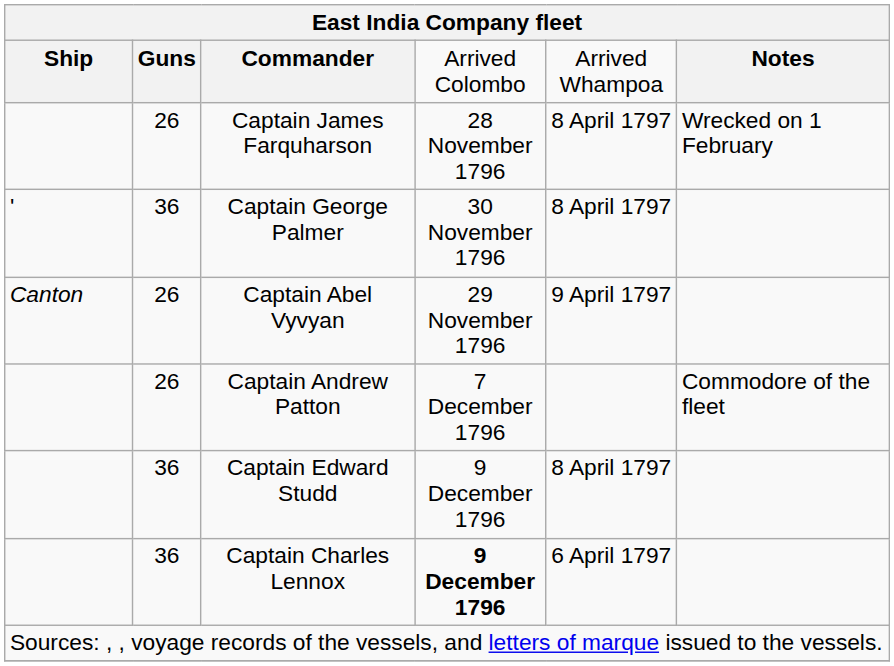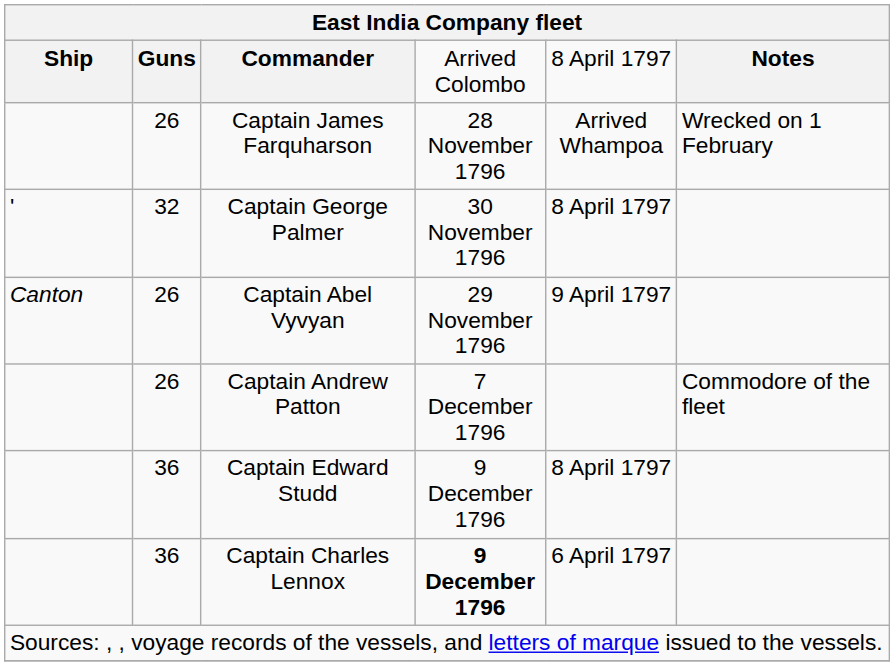(611, 71) Arrived Whampoa -> (611, 58) 8 April 1797
(611, 120) 8 April 1797 -> (611, 132) Arrived Whampoa
(167, 207) 36 -> (167, 207) 32
